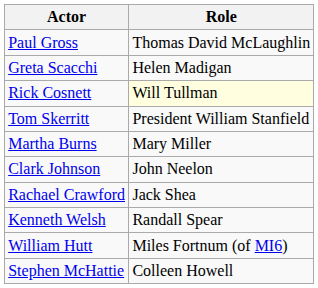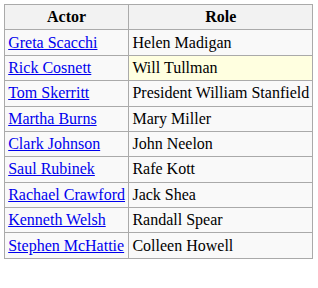- row: (43, 42)
+ row: (52, 169)
- row: (50, 245)
